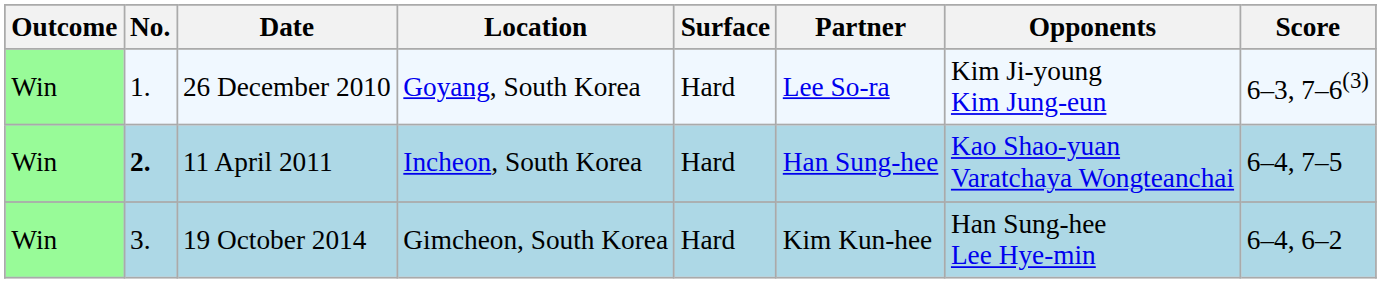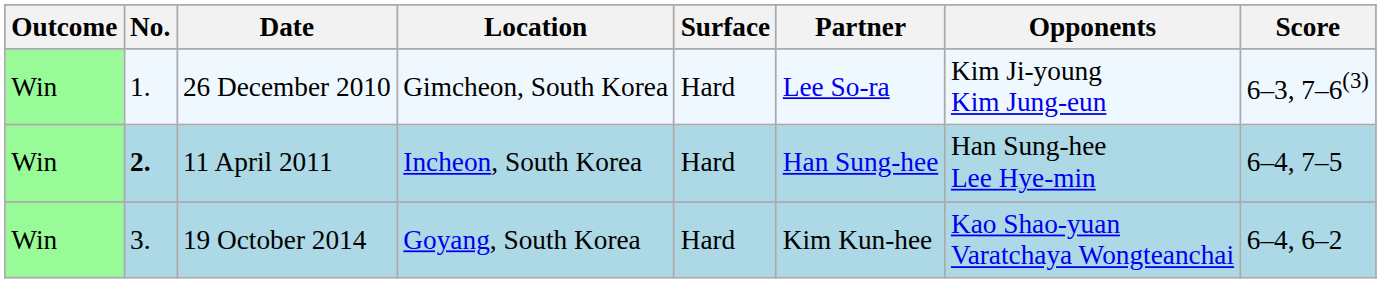(522, 86) Goyang, South Korea -> (536, 86) Gimcheon, South Korea
(1093, 162) Kao Shao-yuan Varatchaya Wongteanchai -> (1029, 162) Han Sung-hee Lee Hye-min
(536, 238) Gimcheon, South Korea -> (522, 238) Goyang, South Korea
(1029, 238) Han Sung-hee Lee Hye-min -> (1093, 238) Kao Shao-yuan Varatchaya Wongteanchai
